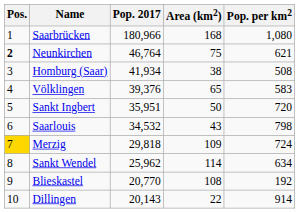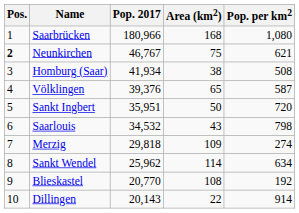(145, 53) 46,764 -> (145, 53) 46,767
(283, 89) 583 -> (283, 89) 587
(10, 144) gold background -> (10, 144) no background
(283, 144) 724 -> (283, 144) 274
